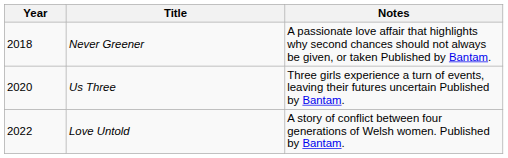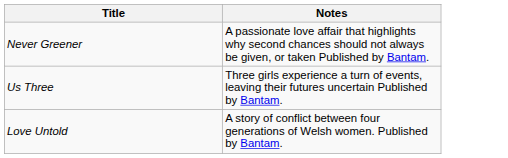- column: (35, 13)
